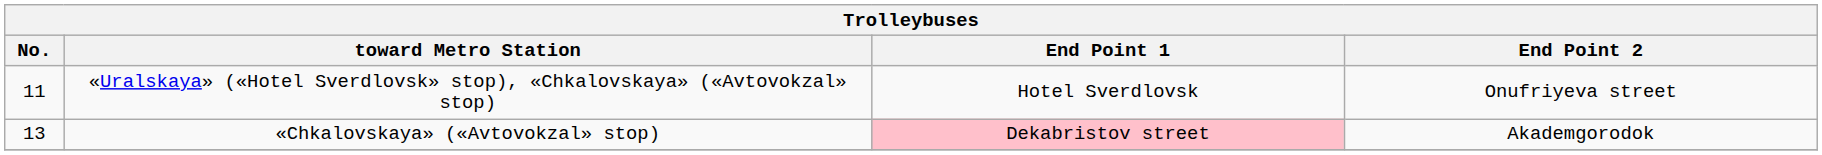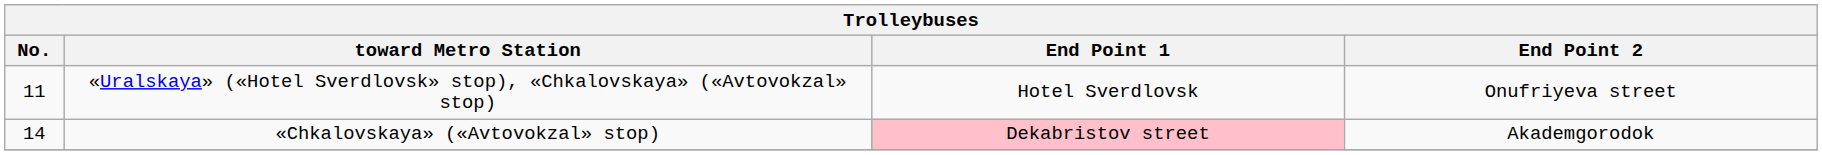(34, 134) 13 -> (34, 134) 14
